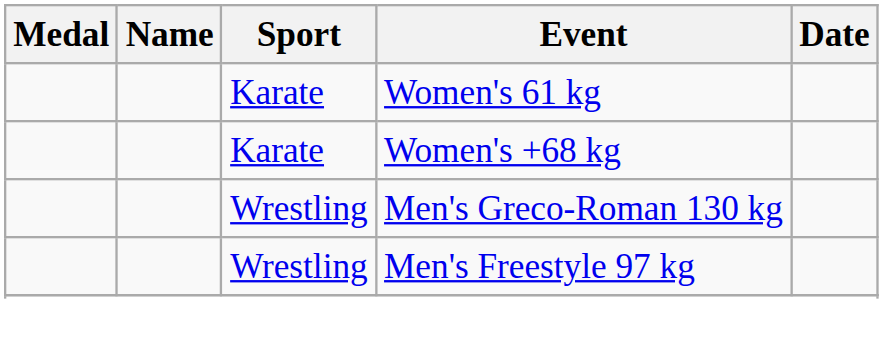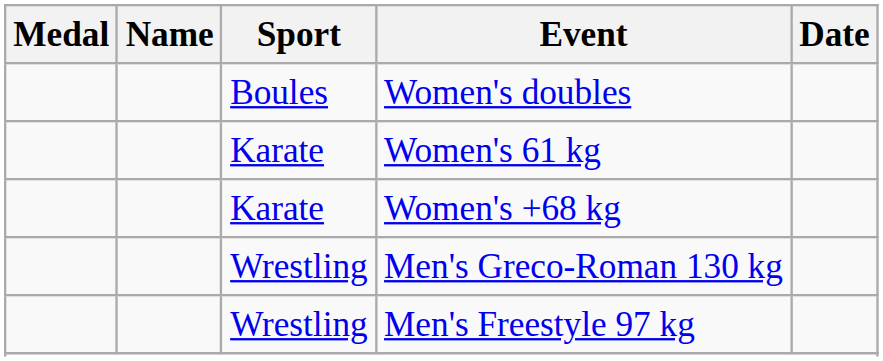+ row: (508, 91)
